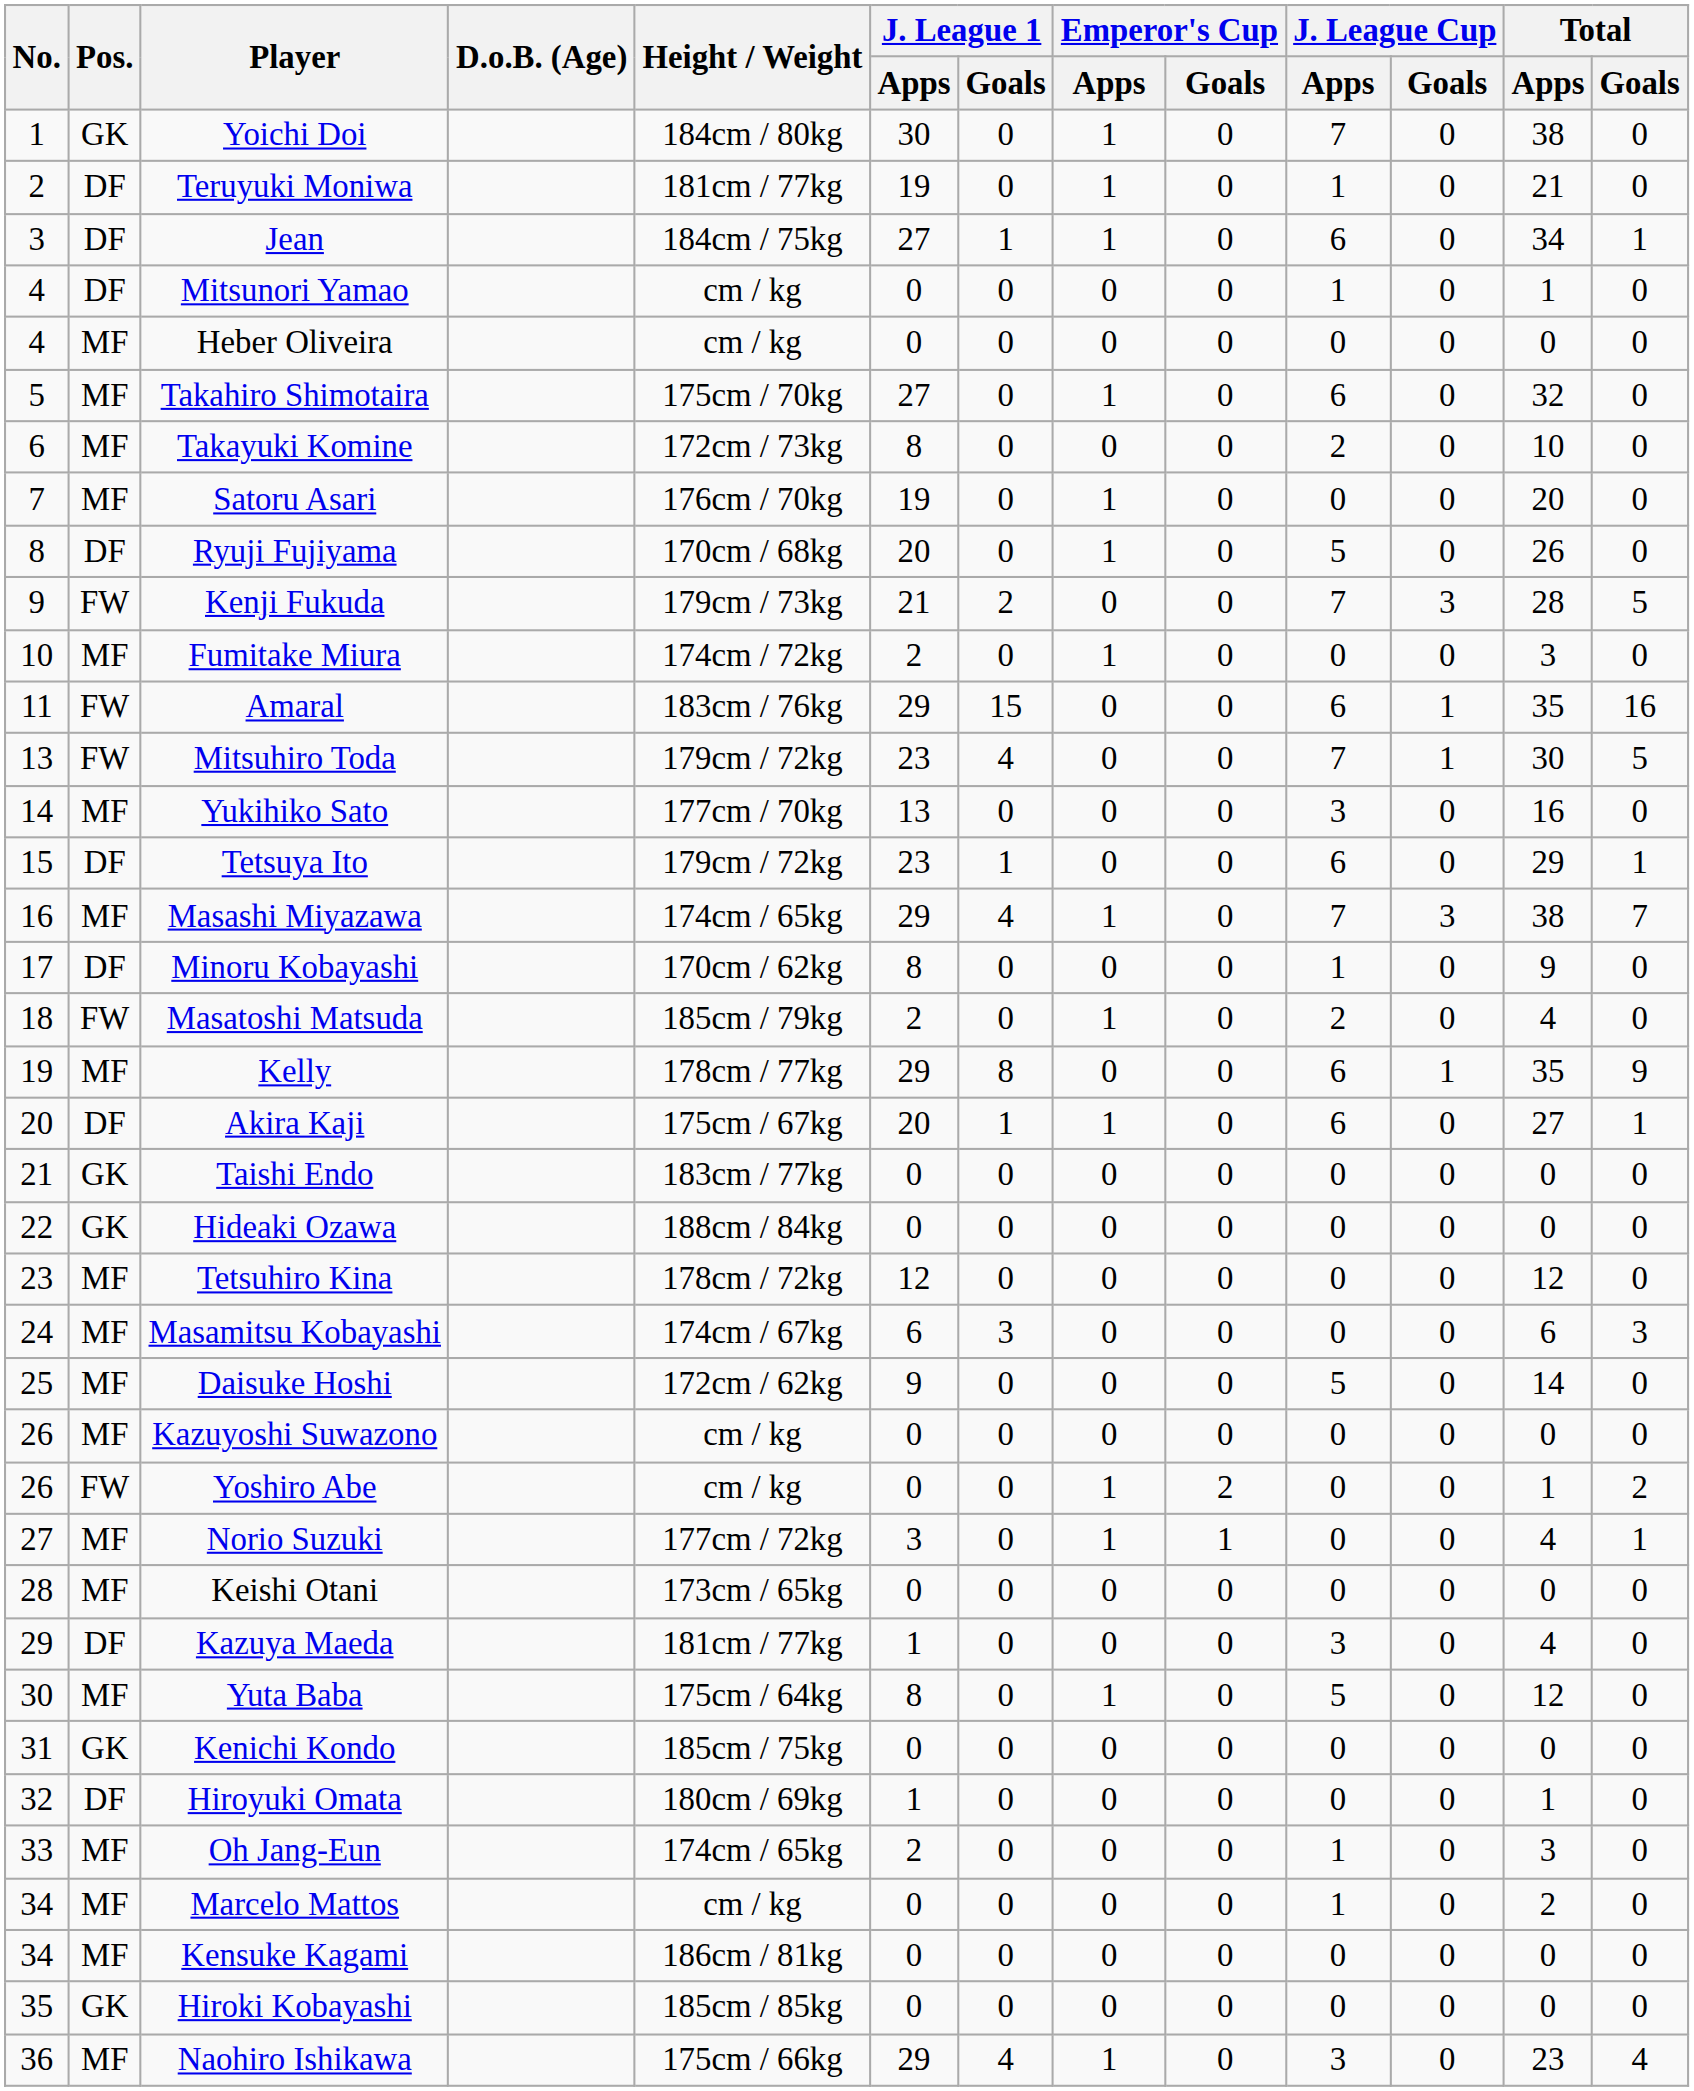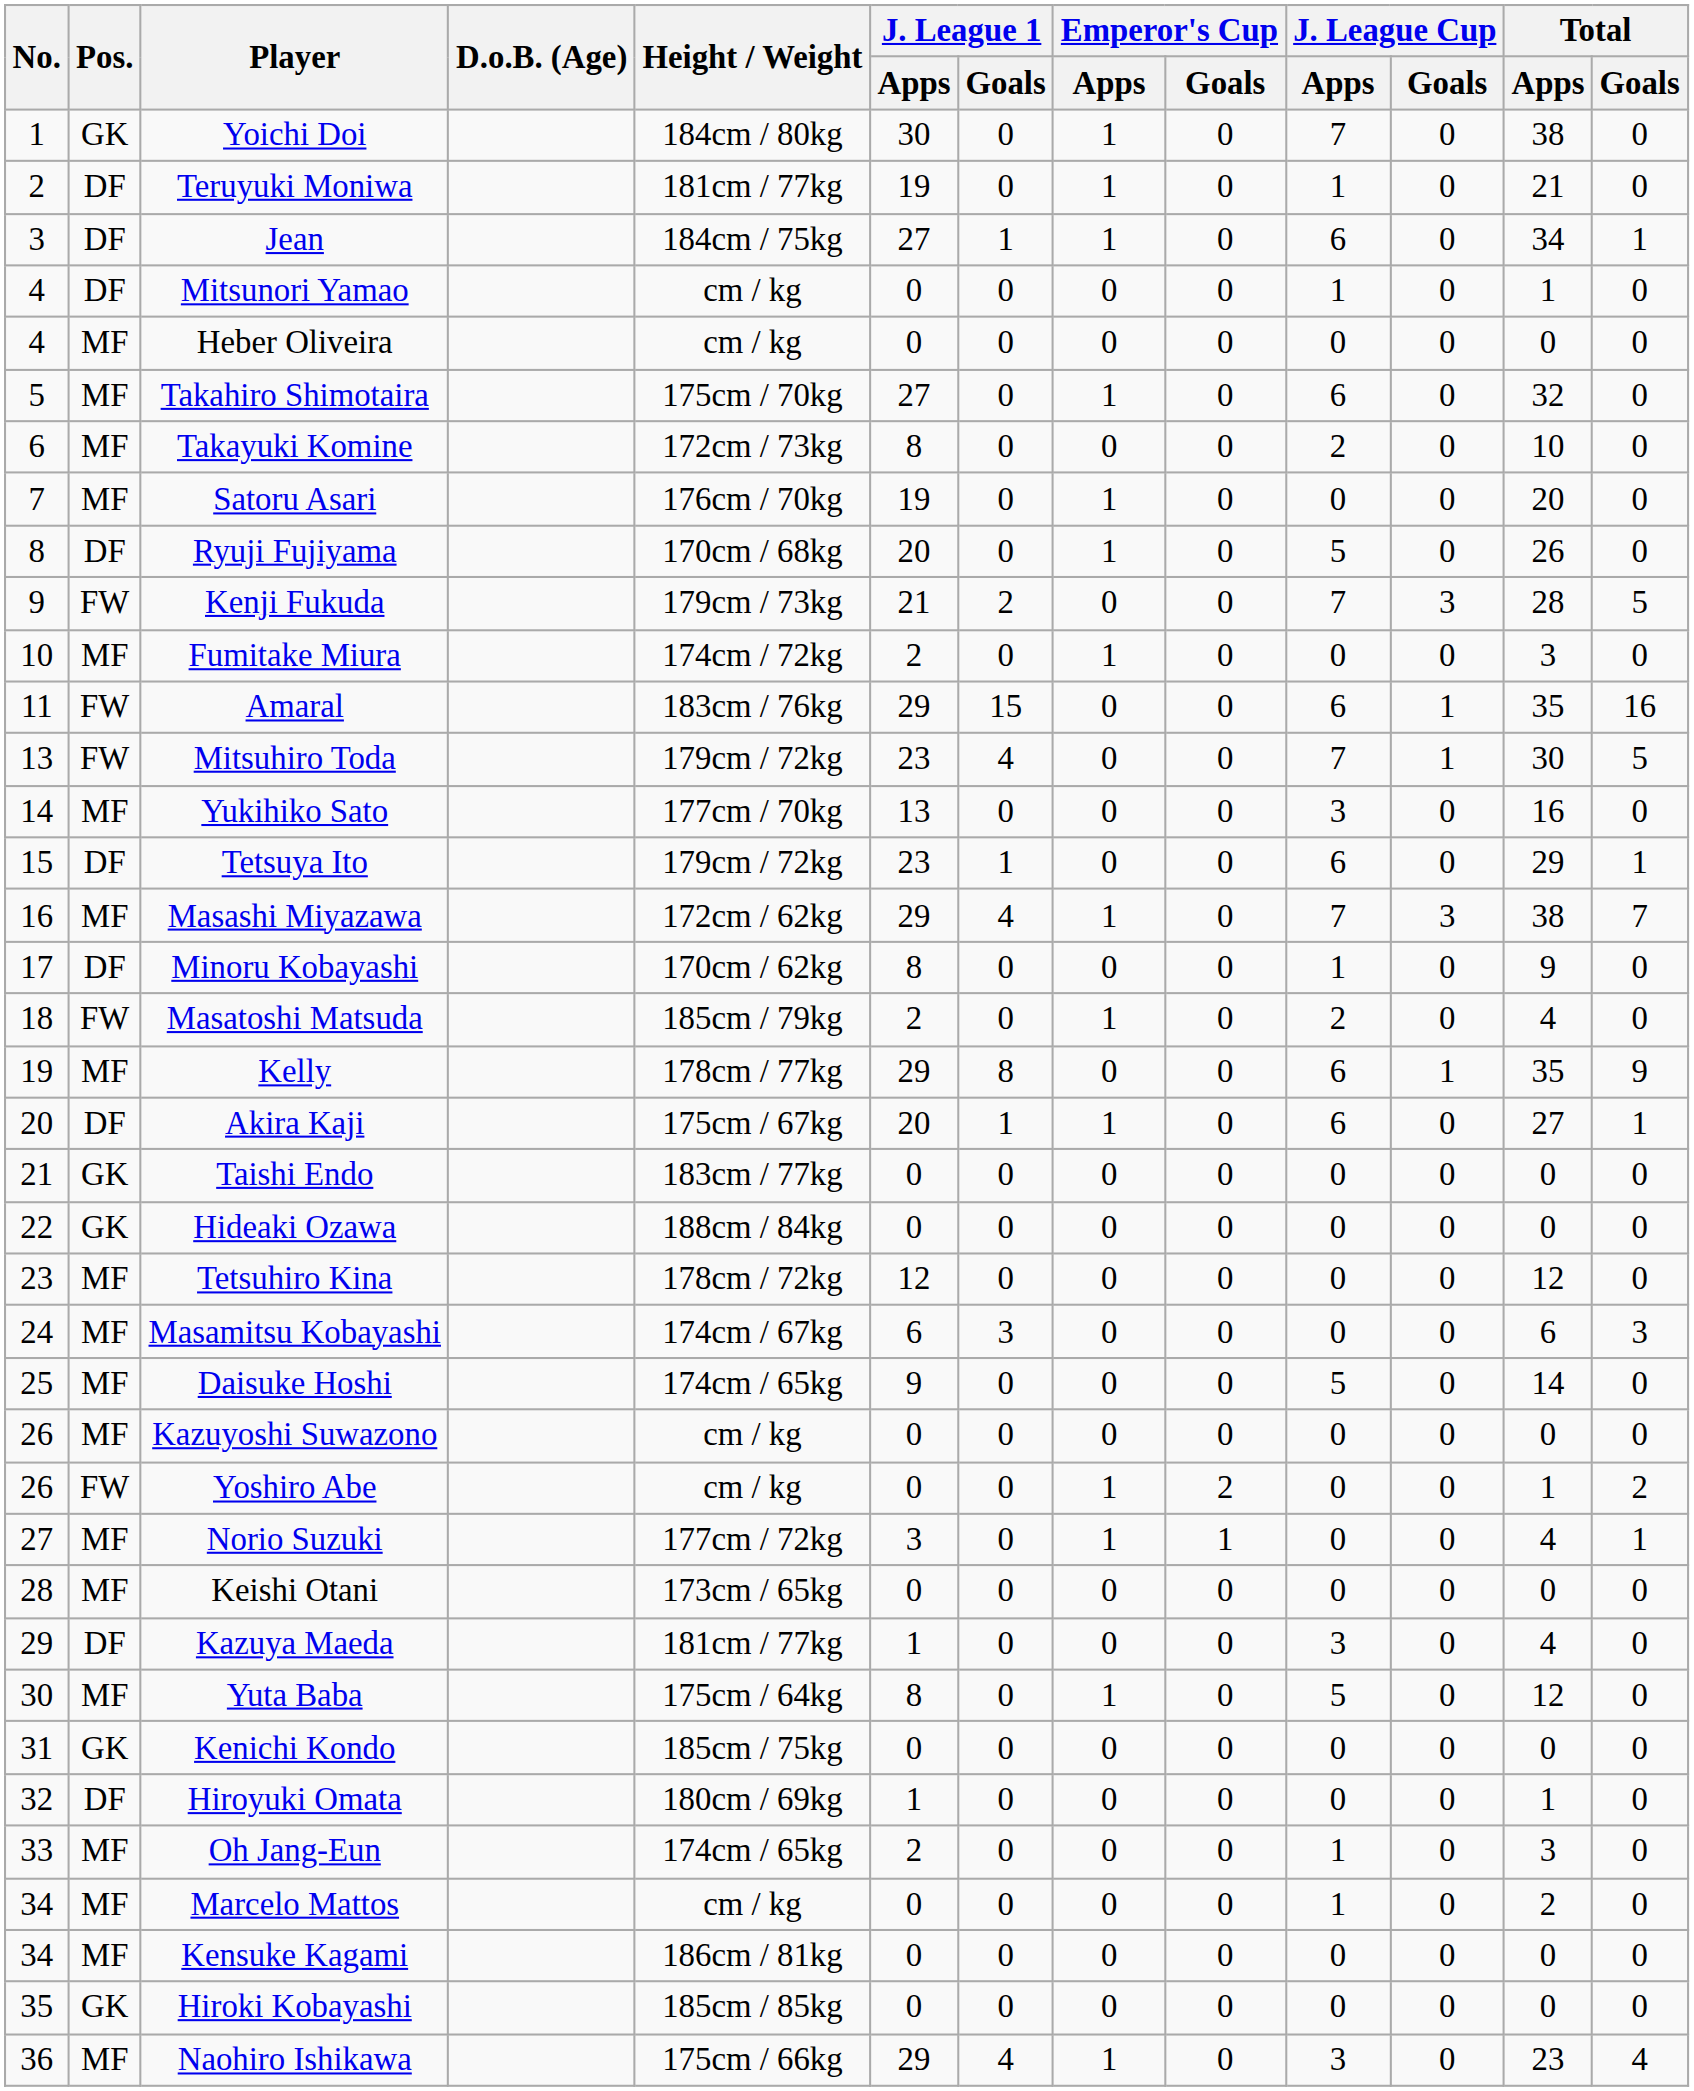(752, 914) 174cm / 65kg -> (752, 914) 172cm / 62kg
(752, 1382) 172cm / 62kg -> (752, 1382) 174cm / 65kg
